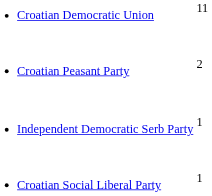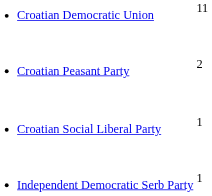rows swapped: (90, 185) <-> (90, 129)
